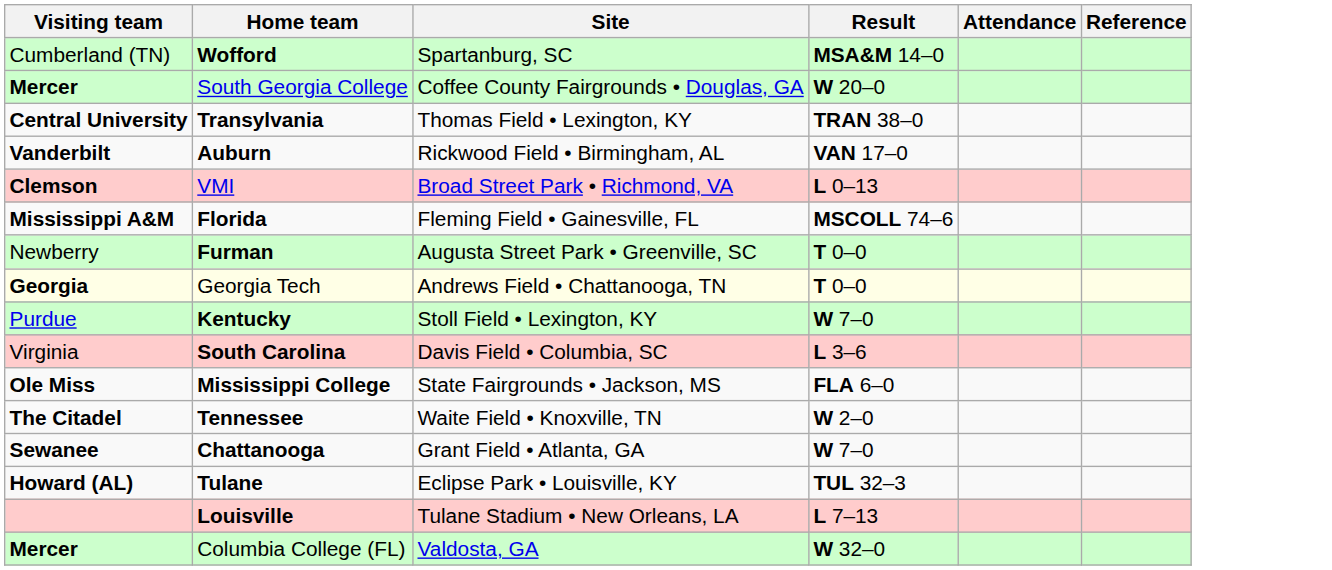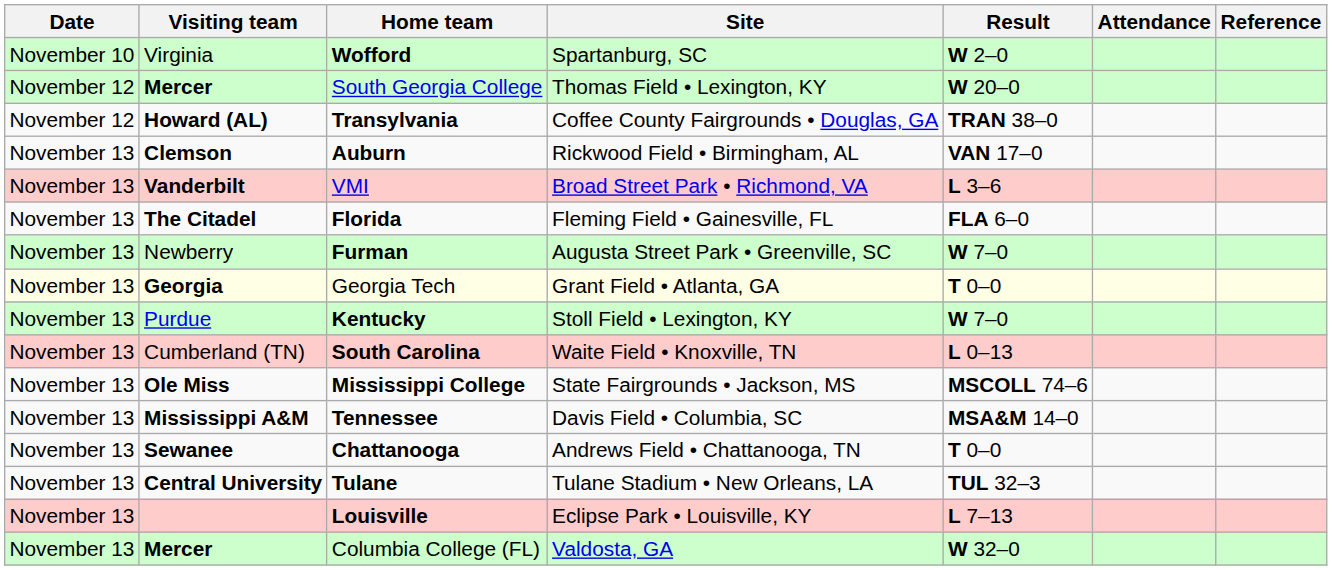+ column: (72, 21)
(90, 54) Cumberland (TN) -> (179, 54) Virginia
(879, 54) MSA&M 14–0 -> (978, 54) W 2–0
(611, 87) Coffee County Fairgrounds • Douglas, GA -> (689, 87) Thomas Field • Lexington, KY
(99, 120) Central University -> (206, 120) Howard (AL)
(555, 120) Thomas Field • Lexington, KY -> (745, 120) Coffee County Fairgrounds • Douglas, GA
(60, 153) Vanderbilt -> (188, 153) Clemson
(53, 186) Clemson -> (194, 186) Vanderbilt
(846, 186) L 0–13 -> (975, 186) L 3–6
(92, 219) Mississippi A&M -> (200, 219) The Citadel
(883, 219) MSCOLL 74–6 -> (988, 219) FLA 6–0
(840, 252) T 0–0 -> (978, 252) W 7–0
(572, 285) Andrews Field • Chattanooga, TN -> (666, 285) Grant Field • Atlanta, GA
(44, 351) Virginia -> (224, 351) Cumberland (TN)
(543, 351) Davis Field • Columbia, SC -> (674, 351) Waite Field • Knoxville, TN
(840, 351) L 3–6 -> (980, 351) L 0–13
(854, 384) FLA 6–0 -> (1018, 384) MSCOLL 74–6
(66, 417) The Citadel -> (226, 417) Mississippi A&M
(540, 417) Waite Field • Knoxville, TN -> (677, 417) Davis Field • Columbia, SC
(843, 417) W 2–0 -> (1013, 417) MSA&M 14–0
(531, 450) Grant Field • Atlanta, GA -> (706, 450) Andrews Field • Chattanooga, TN
(843, 450) W 7–0 -> (975, 450) T 0–0
(71, 483) Howard (AL) -> (233, 483) Central University
(547, 483) Eclipse Park • Louisville, KY -> (713, 483) Tulane Stadium • New Orleans, LA
(578, 516) Tulane Stadium • New Orleans, LA -> (682, 516) Eclipse Park • Louisville, KY
